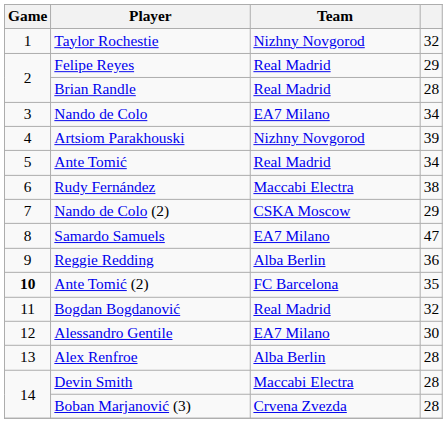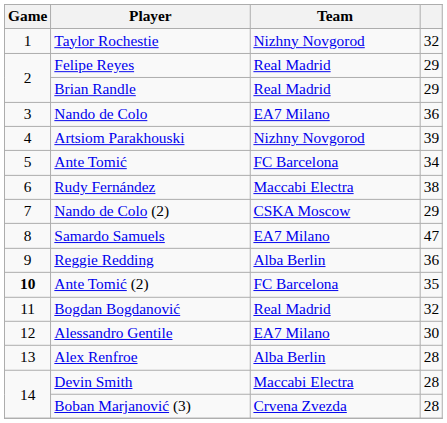(431, 89) 28 -> (431, 89) 29
(431, 114) 34 -> (431, 114) 36
(292, 162) Real Madrid -> (296, 162) FC Barcelona
